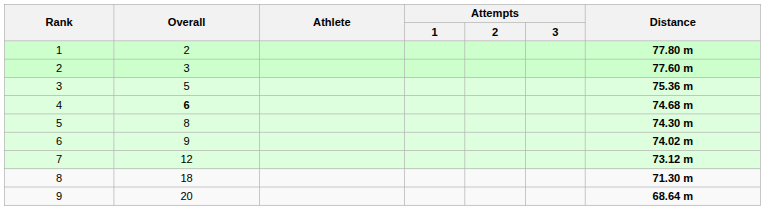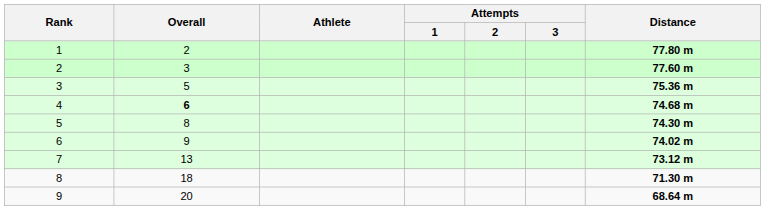(187, 159) 12 -> (187, 159) 13
